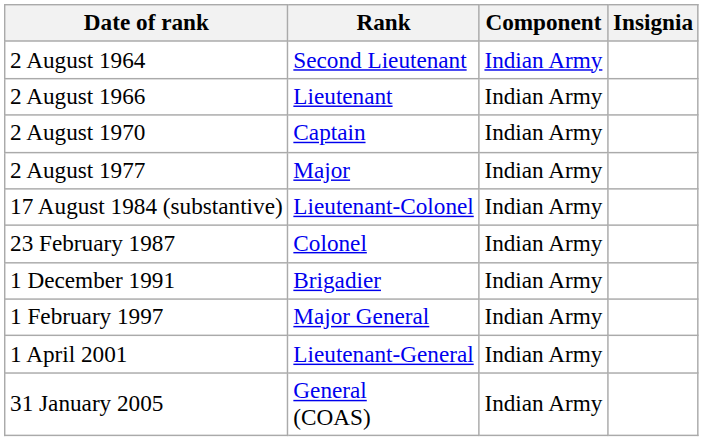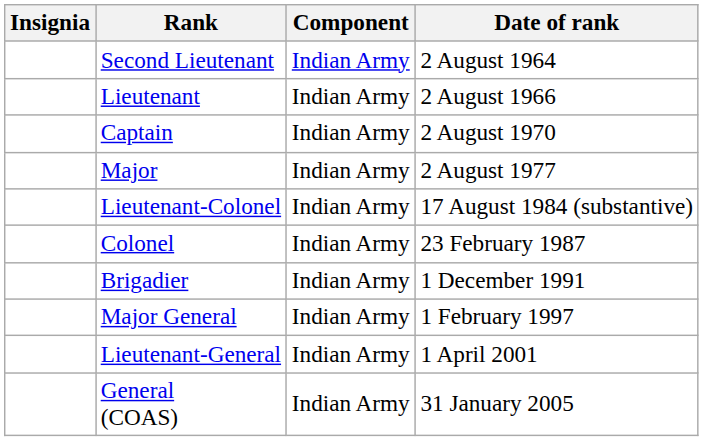columns swapped: (653, 22) <-> (146, 22)
